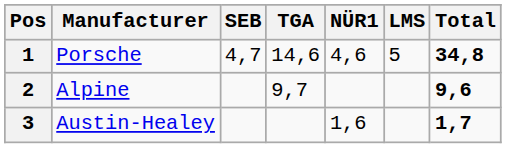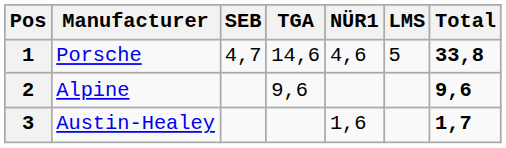(459, 56) 34,8 -> (459, 56) 33,8
(290, 90) 9,7 -> (290, 90) 9,6
